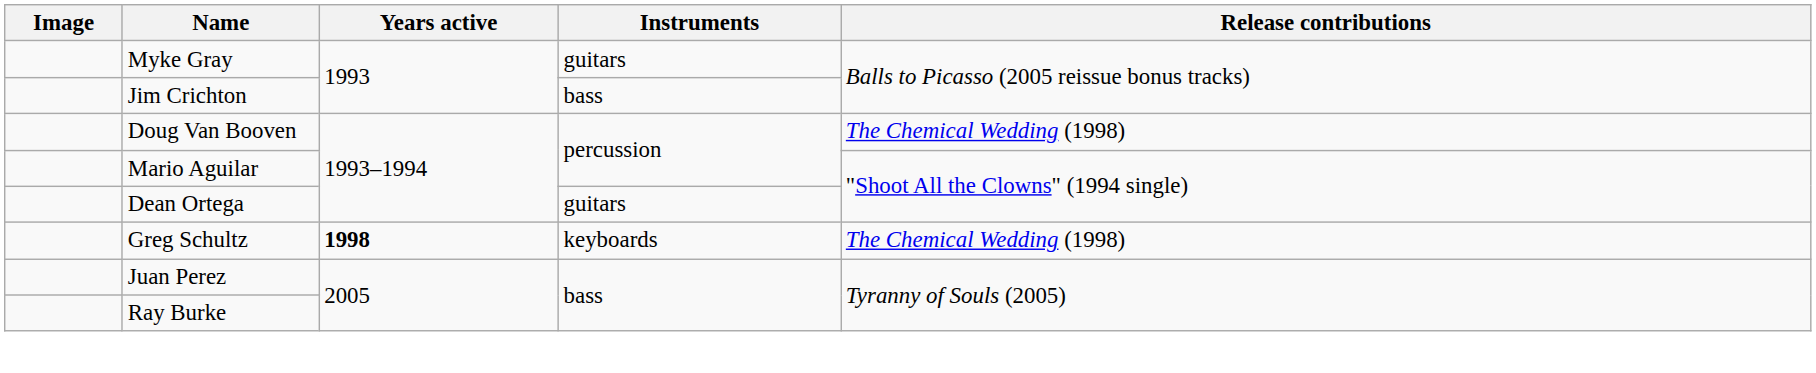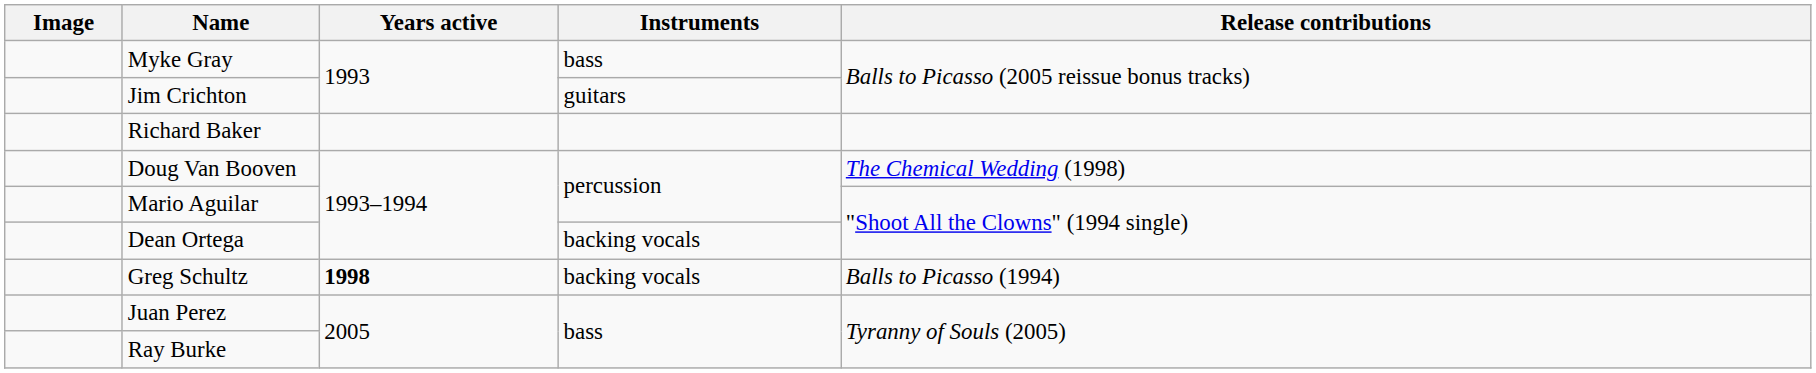(595, 58) guitars -> (583, 58) bass
(583, 95) bass -> (595, 95) guitars
+ row: (194, 131)
(595, 204) guitars -> (632, 240) backing vocals
(611, 240) keyboards -> (632, 276) backing vocals
(986, 240) The Chemical Wedding (1998) -> (953, 276) Balls to Picasso (1994)
